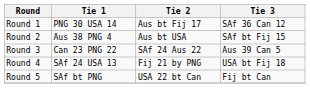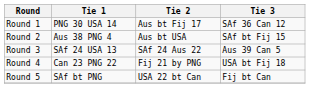(85, 50) Can 23 PNG 22 -> (85, 50) SAf 24 USA 13
(85, 63) SAf 24 USA 13 -> (85, 63) Can 23 PNG 22
